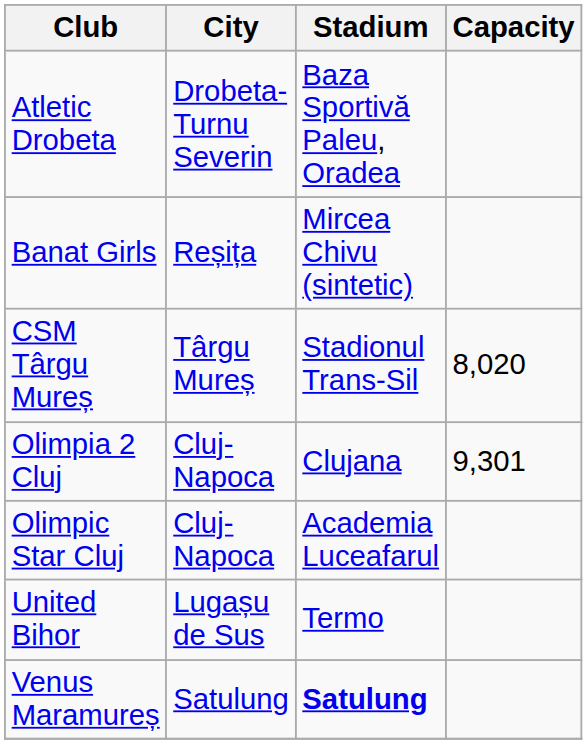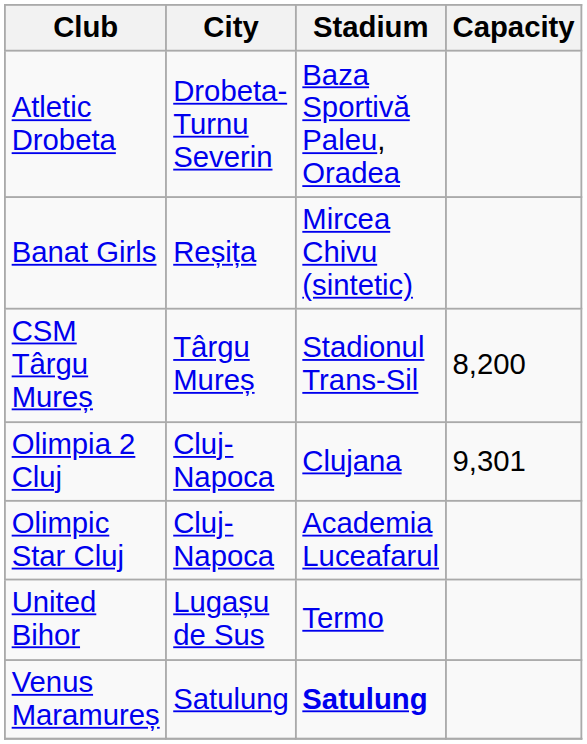(489, 364) 8,020 -> (489, 364) 8,200
